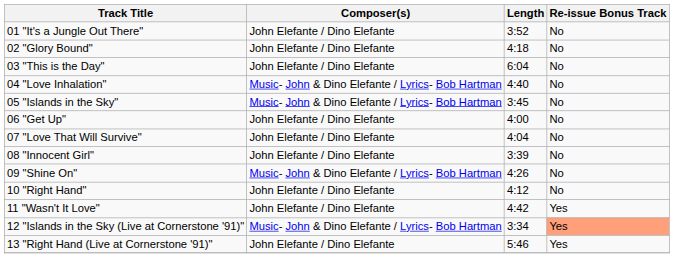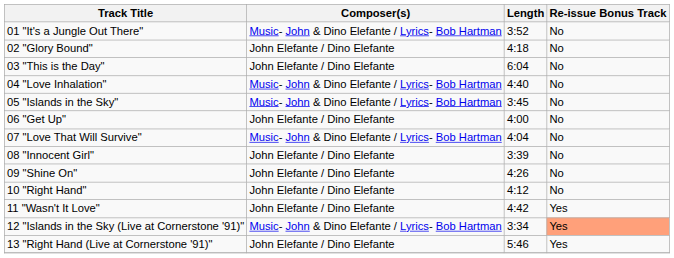(322, 31) John Elefante / Dino Elefante -> (376, 31) Music- John & Dino Elefante / Lyrics- Bob Hartman
(322, 137) John Elefante / Dino Elefante -> (376, 137) Music- John & Dino Elefante / Lyrics- Bob Hartman
(376, 173) Music- John & Dino Elefante / Lyrics- Bob Hartman -> (322, 173) John Elefante / Dino Elefante
